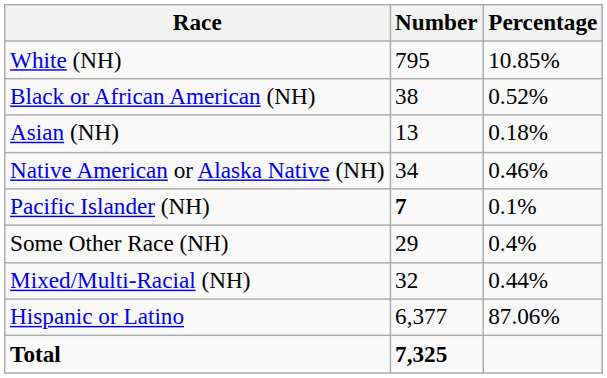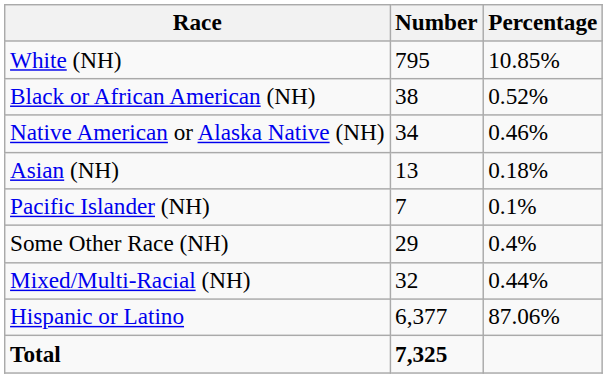rows swapped: (197, 170) <-> (65, 133)
(401, 206) bold -> (401, 206) normal
